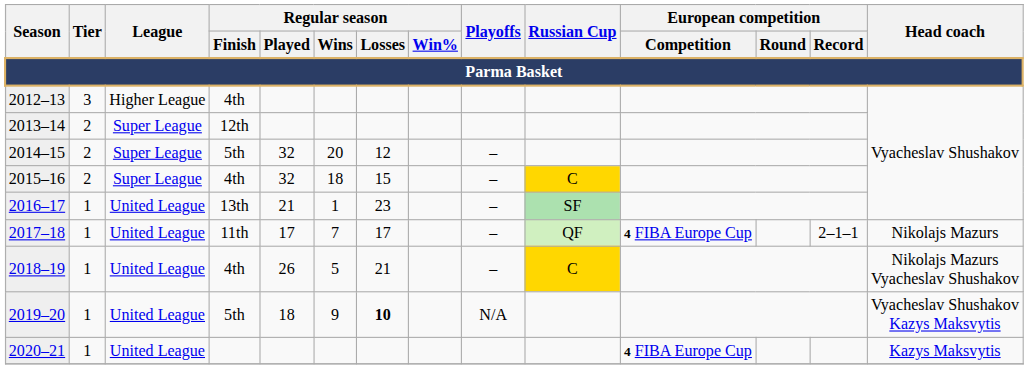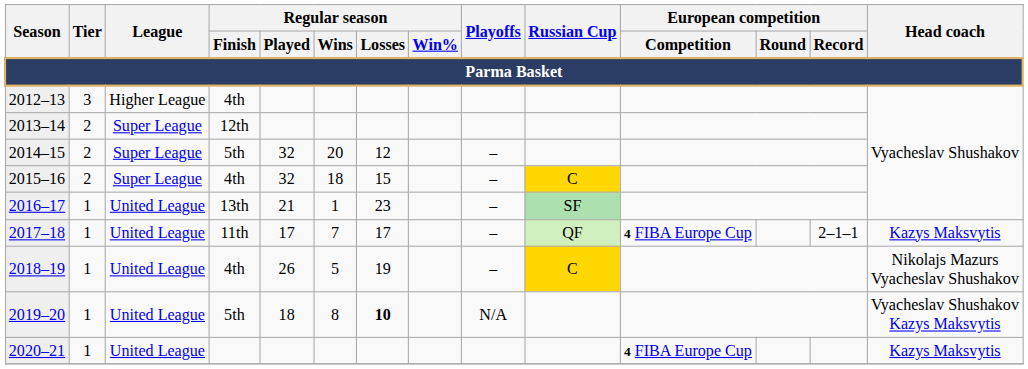(945, 232) Nikolajs Mazurs -> (945, 232) Kazys Maksvytis
(383, 268) 21 -> (383, 268) 19
(335, 314) 9 -> (335, 314) 8
